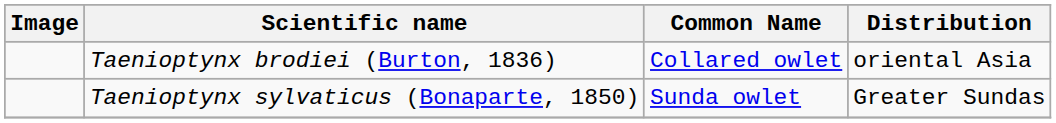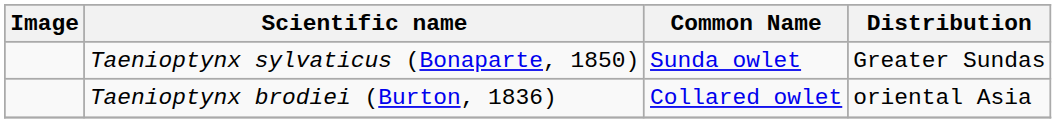rows swapped: (323, 61) <-> (365, 98)
